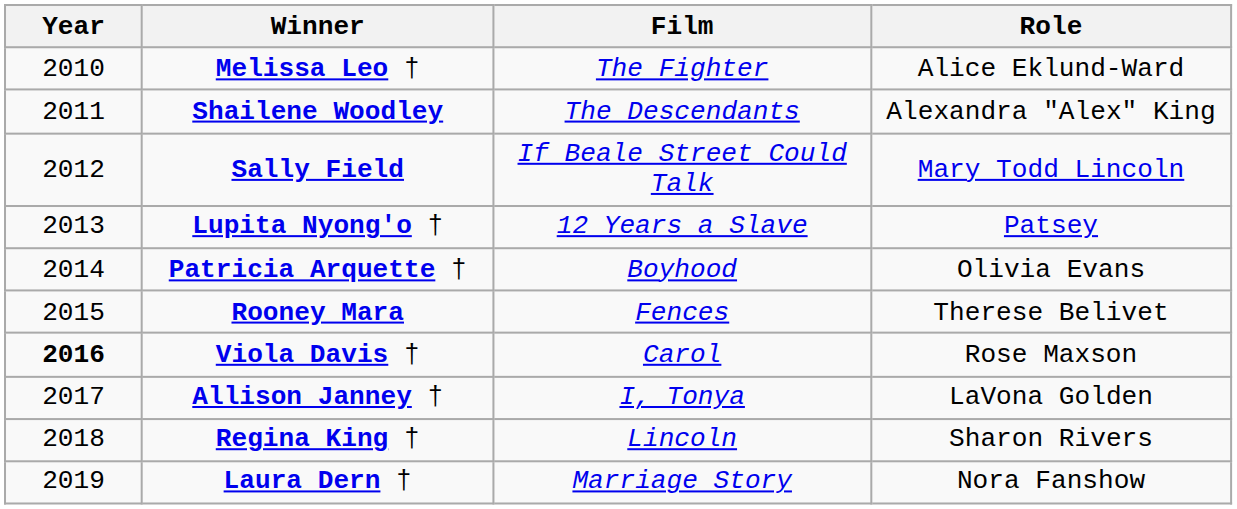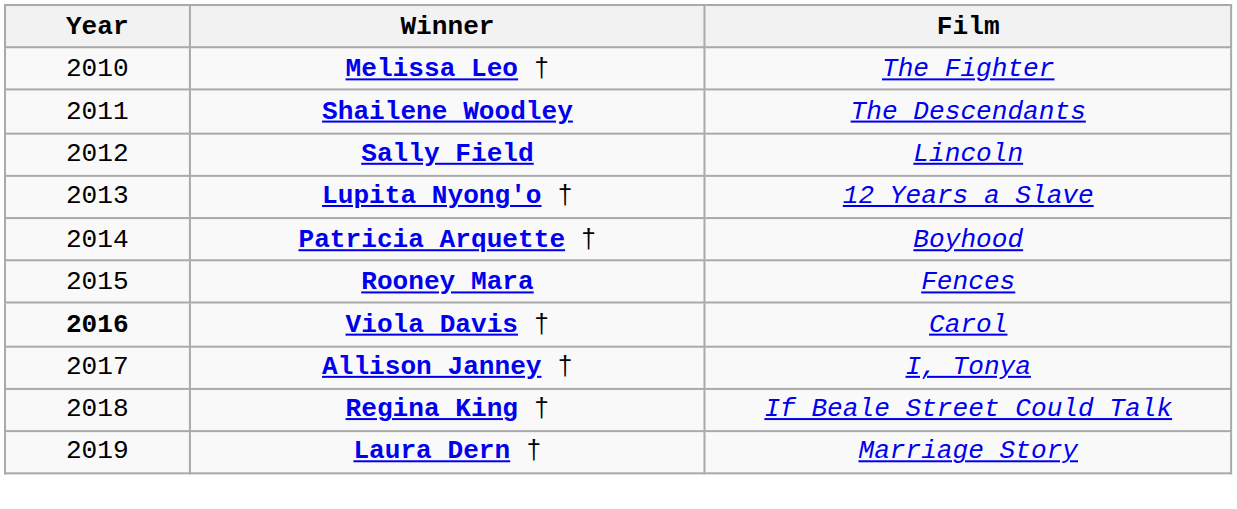- column: (1051, 26)
(682, 169) If Beale Street Could Talk -> (968, 154) Lincoln
(682, 440) Lincoln -> (968, 410) If Beale Street Could Talk
